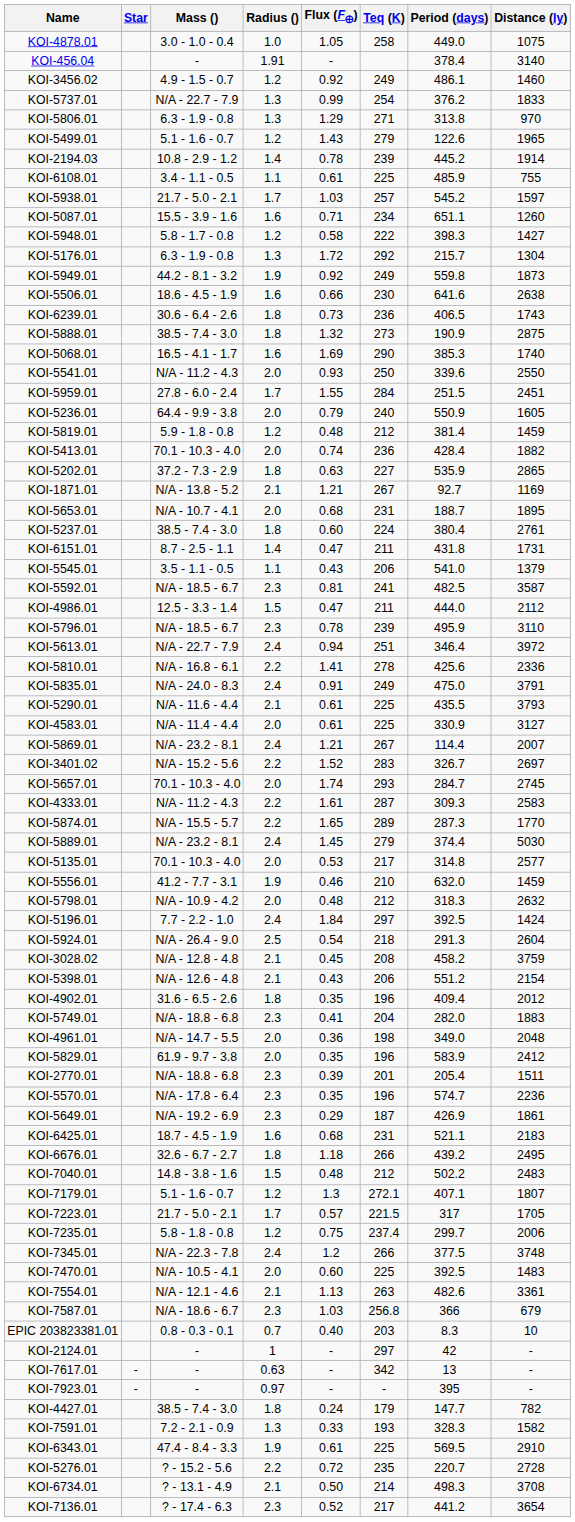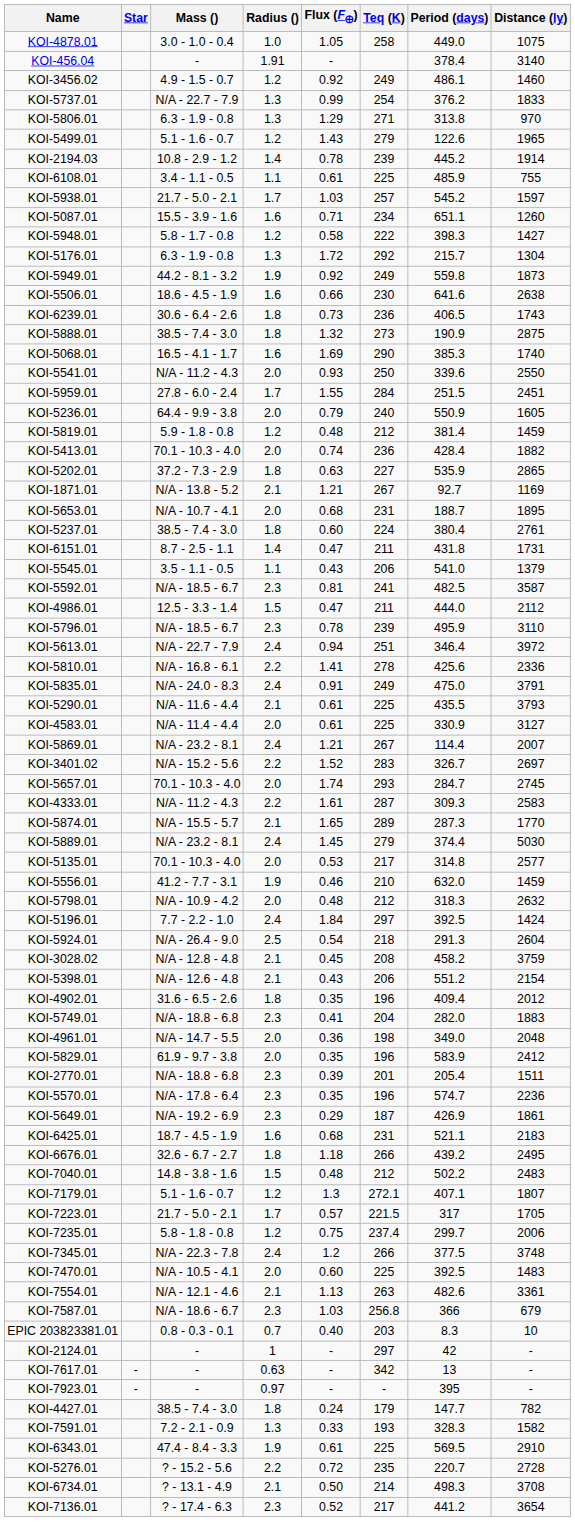(273, 823) 2.2 -> (273, 823) 2.1
